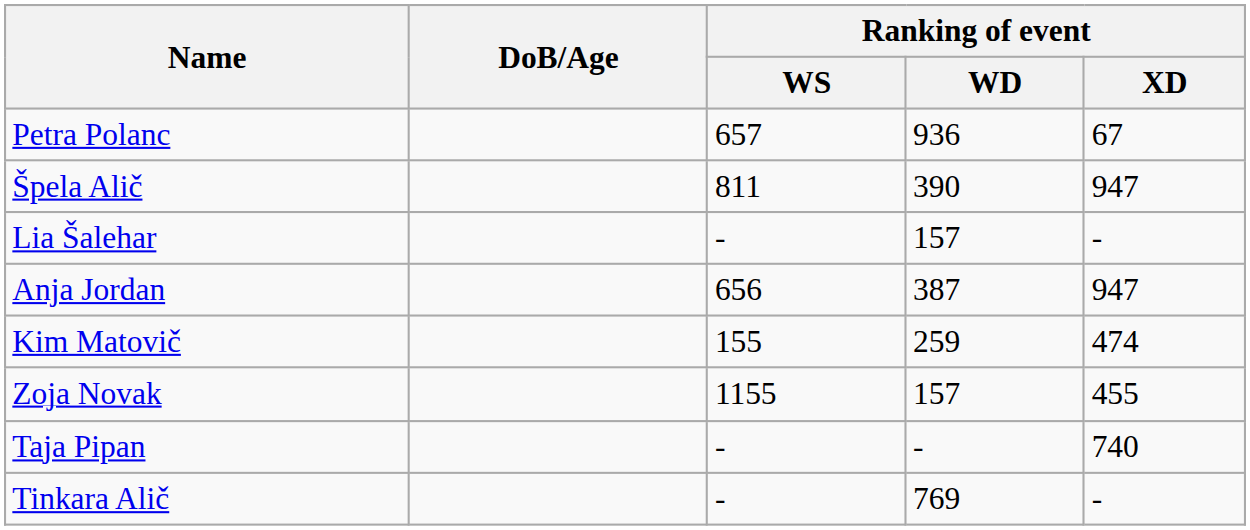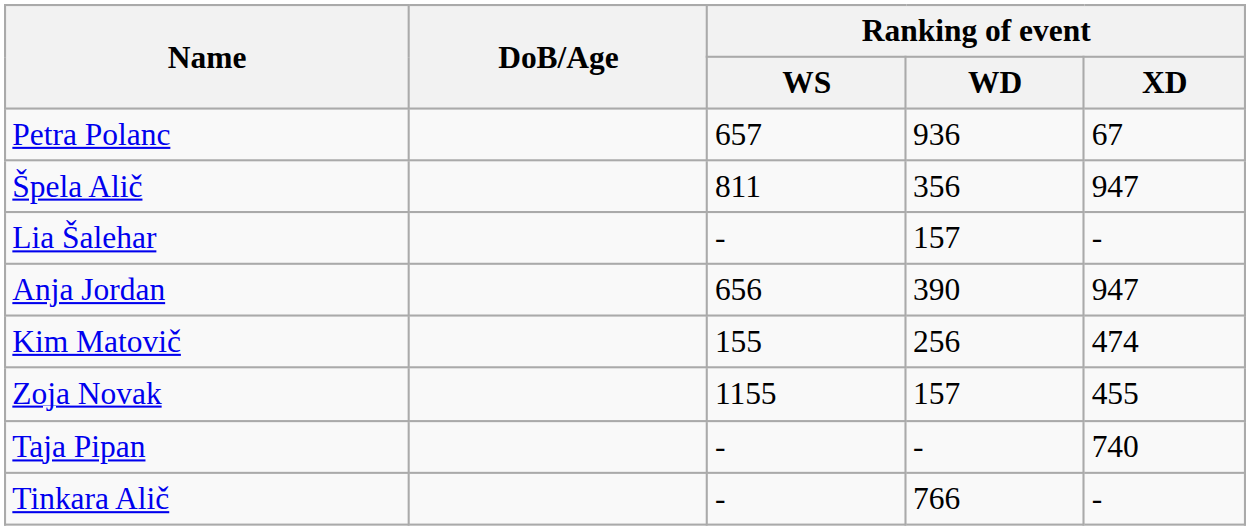(937, 186) 390 -> (937, 186) 356
(937, 290) 387 -> (937, 290) 390
(937, 341) 259 -> (937, 341) 256
(937, 497) 769 -> (937, 497) 766
